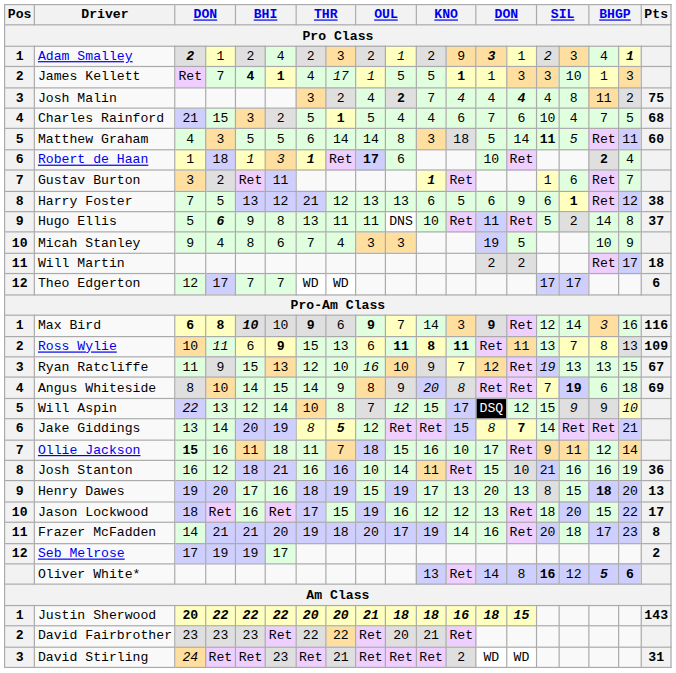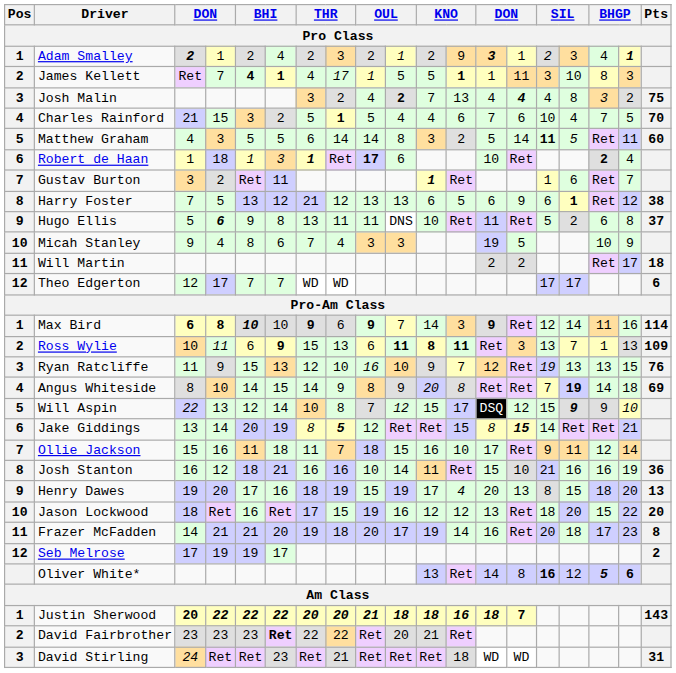(521, 77) 3 -> (521, 77) 11
(604, 77) 1 -> (604, 77) 8
(461, 98) 4 -> (461, 98) 13
(604, 98) 11 -> (604, 98) 3
(656, 119) 68 -> (656, 119) 70
(461, 139) 18 -> (461, 139) 2
(604, 222) 14 -> (604, 222) 6
(604, 326) 3 -> (604, 326) 11
(656, 326) 116 -> (656, 326) 114
(521, 346) 11 -> (521, 346) 3
(604, 346) 8 -> (604, 346) 1
(656, 367) 67 -> (656, 367) 76
(604, 388) 6 -> (604, 388) 14
(574, 409) normal -> (574, 409) bold
(521, 429) 7 -> (521, 429) 15
(190, 450) bold -> (190, 450) normal
(461, 491) 13 -> (461, 491) 4
(604, 491) bold -> (604, 491) normal
(656, 512) 17 -> (656, 512) 20
(521, 616) 15 -> (521, 616) 7
(281, 636) normal -> (281, 636) bold
(461, 657) 2 -> (461, 657) 18
